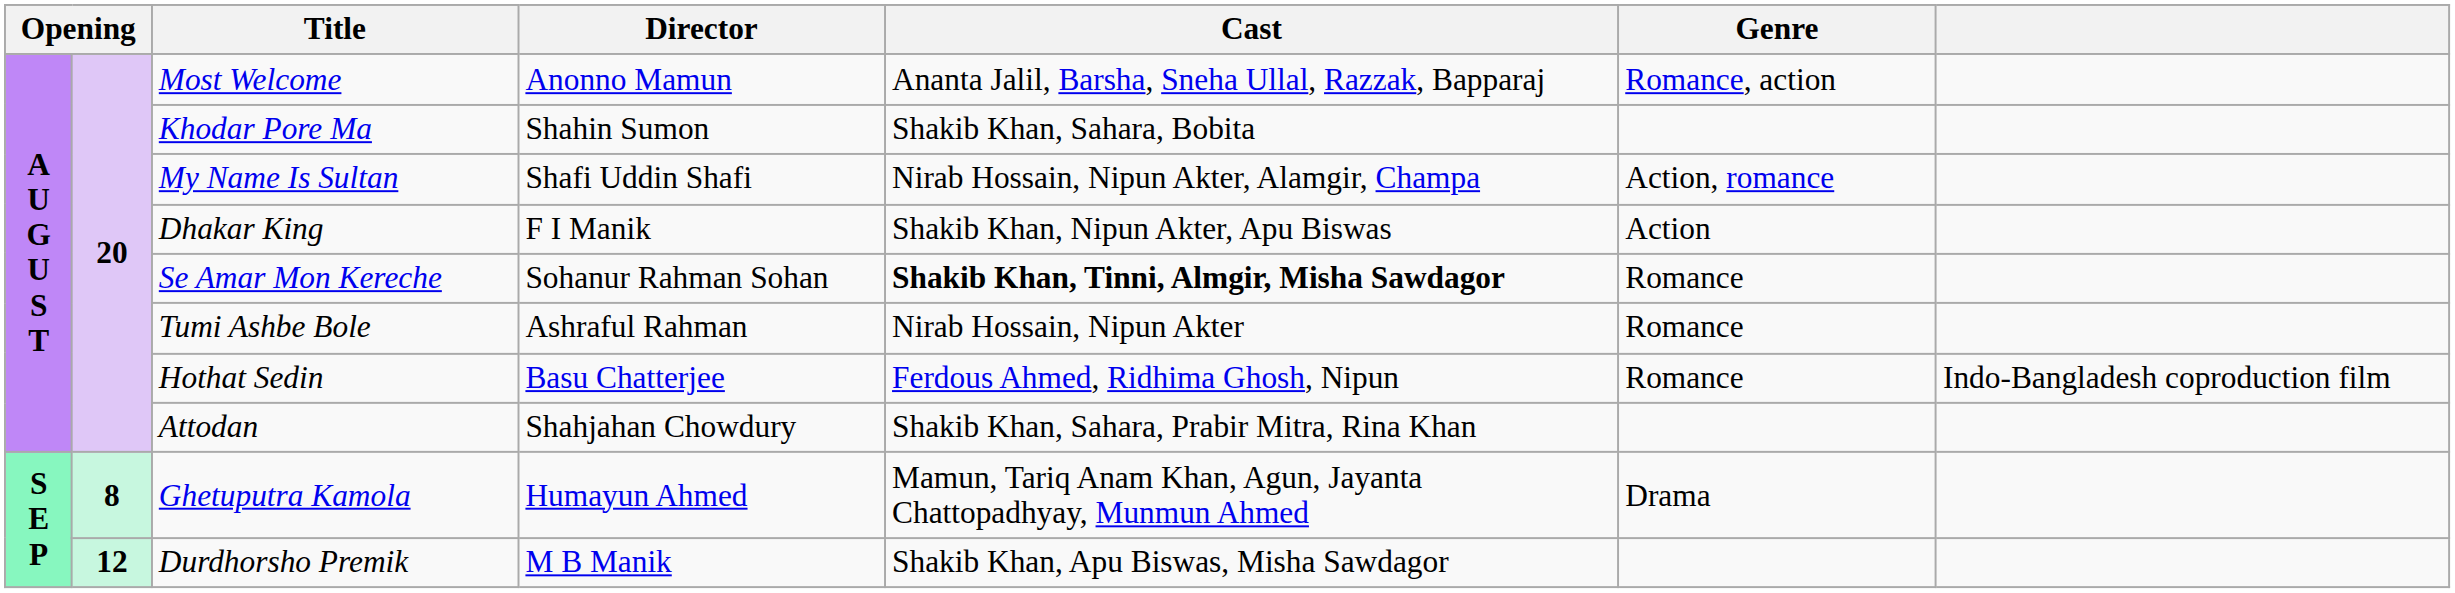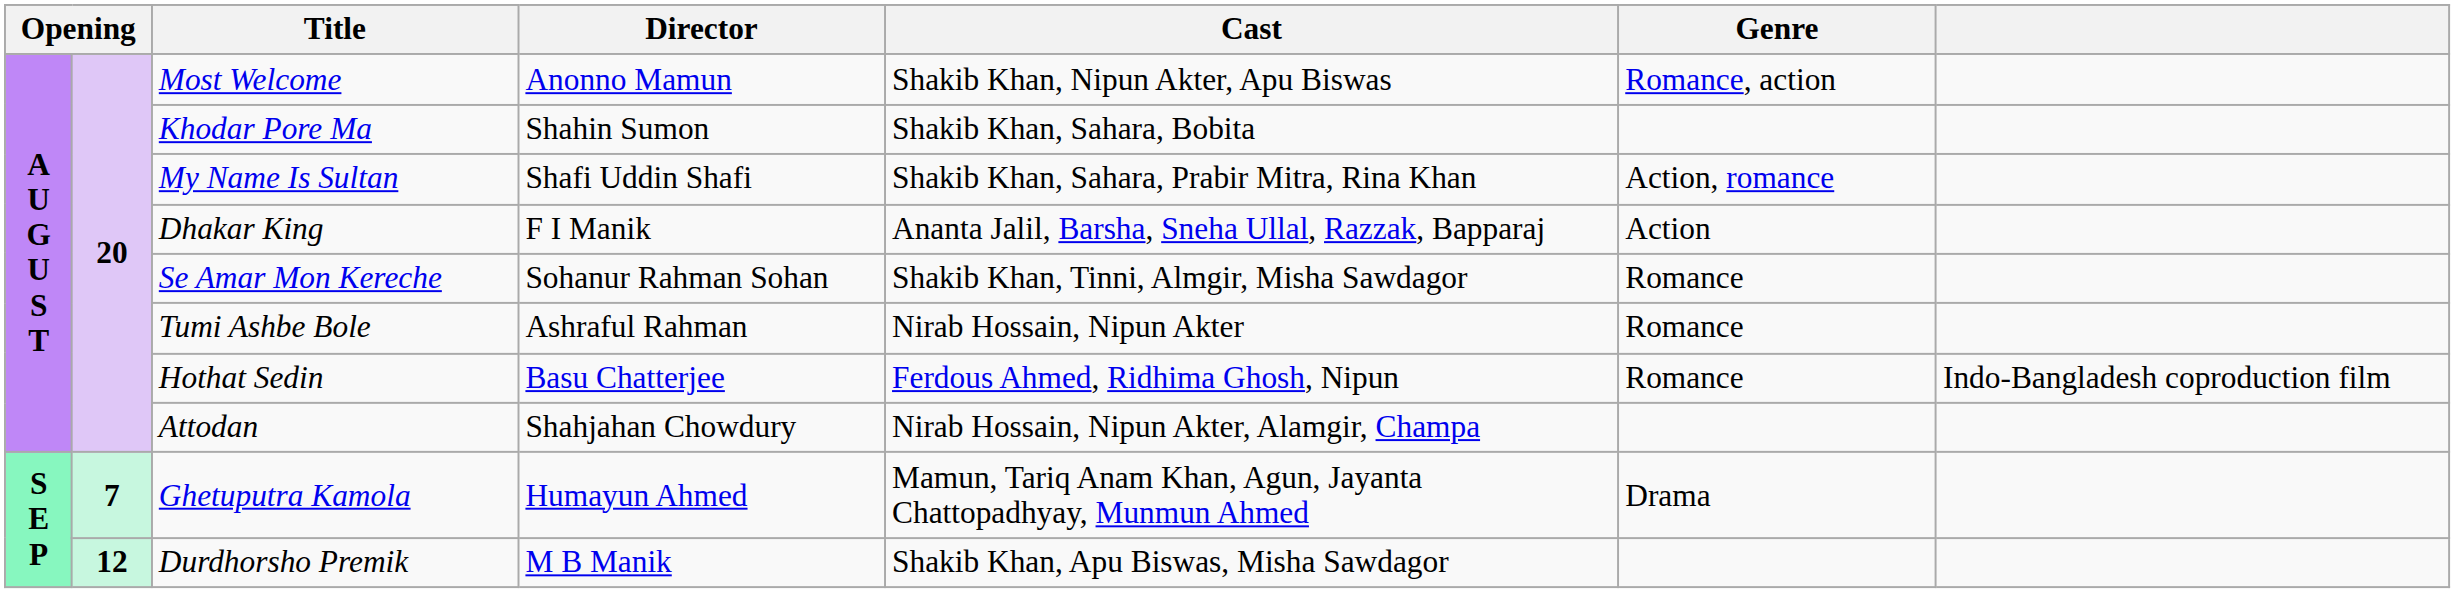(1219, 79) Ananta Jalil, Barsha, Sneha Ullal, Razzak, Bapparaj -> (1142, 79) Shakib Khan, Nipun Akter, Apu Biswas
(1186, 178) Nirab Hossain, Nipun Akter, Alamgir, Champa -> (1184, 178) Shakib Khan, Sahara, Prabir Mitra, Rina Khan
(1142, 228) Shakib Khan, Nipun Akter, Apu Biswas -> (1219, 228) Ananta Jalil, Barsha, Sneha Ullal, Razzak, Bapparaj
(1198, 278) bold -> (1180, 278) normal
(1184, 427) Shakib Khan, Sahara, Prabir Mitra, Rina Khan -> (1186, 427) Nirab Hossain, Nipun Akter, Alamgir, Champa
(112, 494) 8 -> (112, 494) 7
